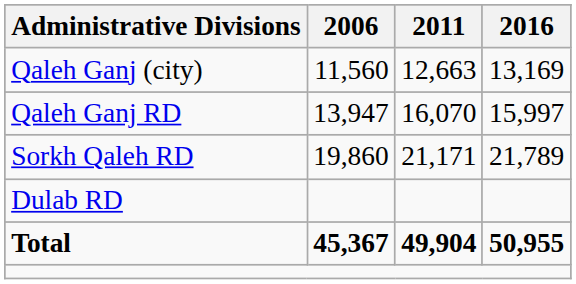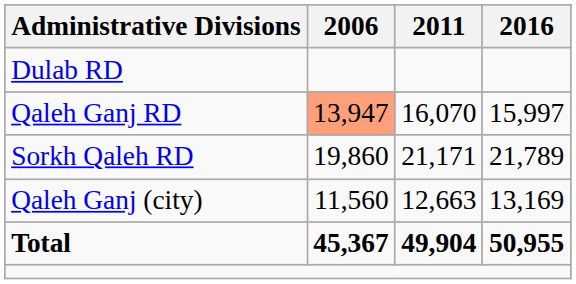rows swapped: (67, 199) <-> (107, 69)
(351, 112) no background -> (351, 112) lightsalmon background
